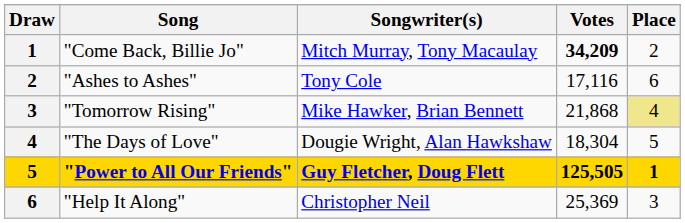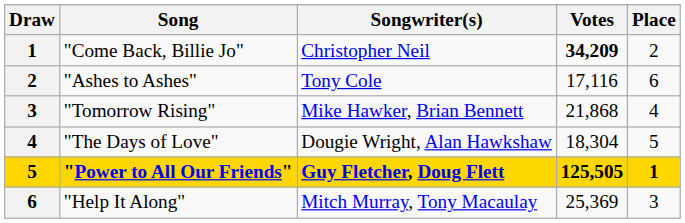(419, 50) Mitch Murray, Tony Macaulay -> (366, 50) Christopher Neil
(654, 111) khaki background -> (654, 111) no background
(366, 202) Christopher Neil -> (419, 202) Mitch Murray, Tony Macaulay
